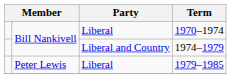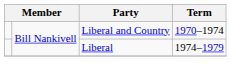(97, 30) Liberal -> (126, 30) Liberal and Country
(126, 47) Liberal and Country -> (97, 47) Liberal
- row: (199, 64)
